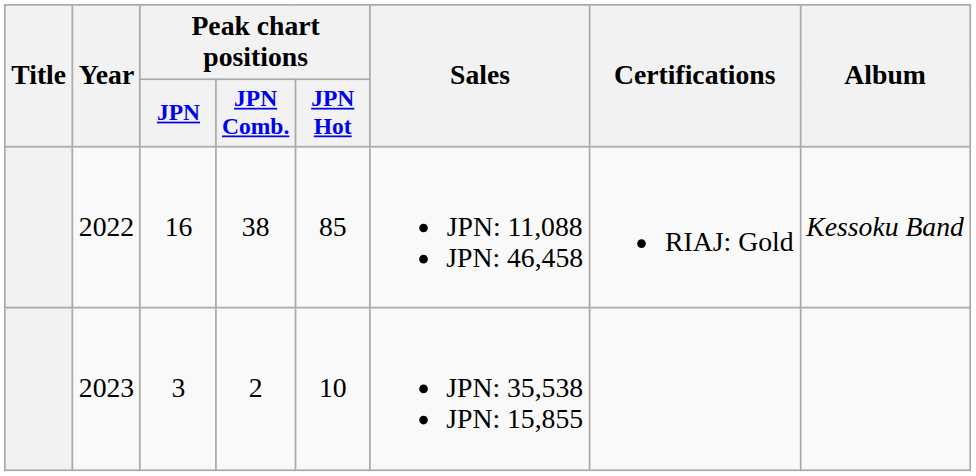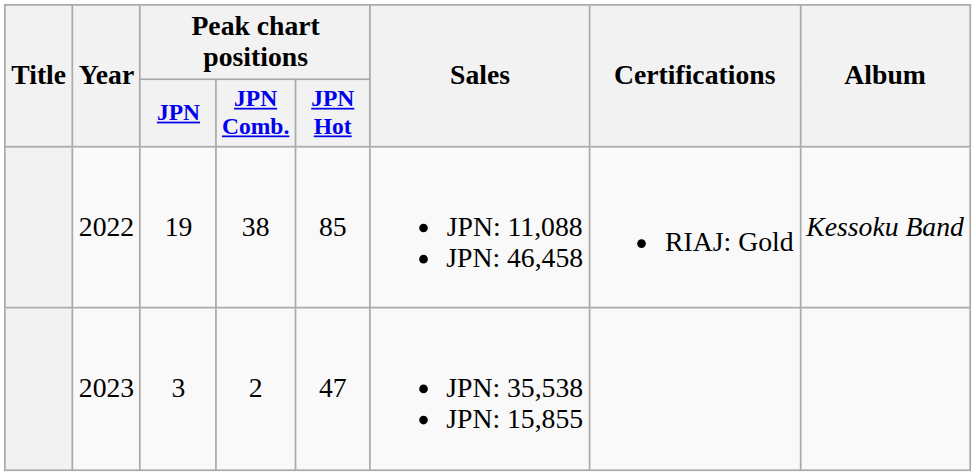(178, 226) 16 -> (178, 226) 19
(333, 388) 10 -> (333, 388) 47
